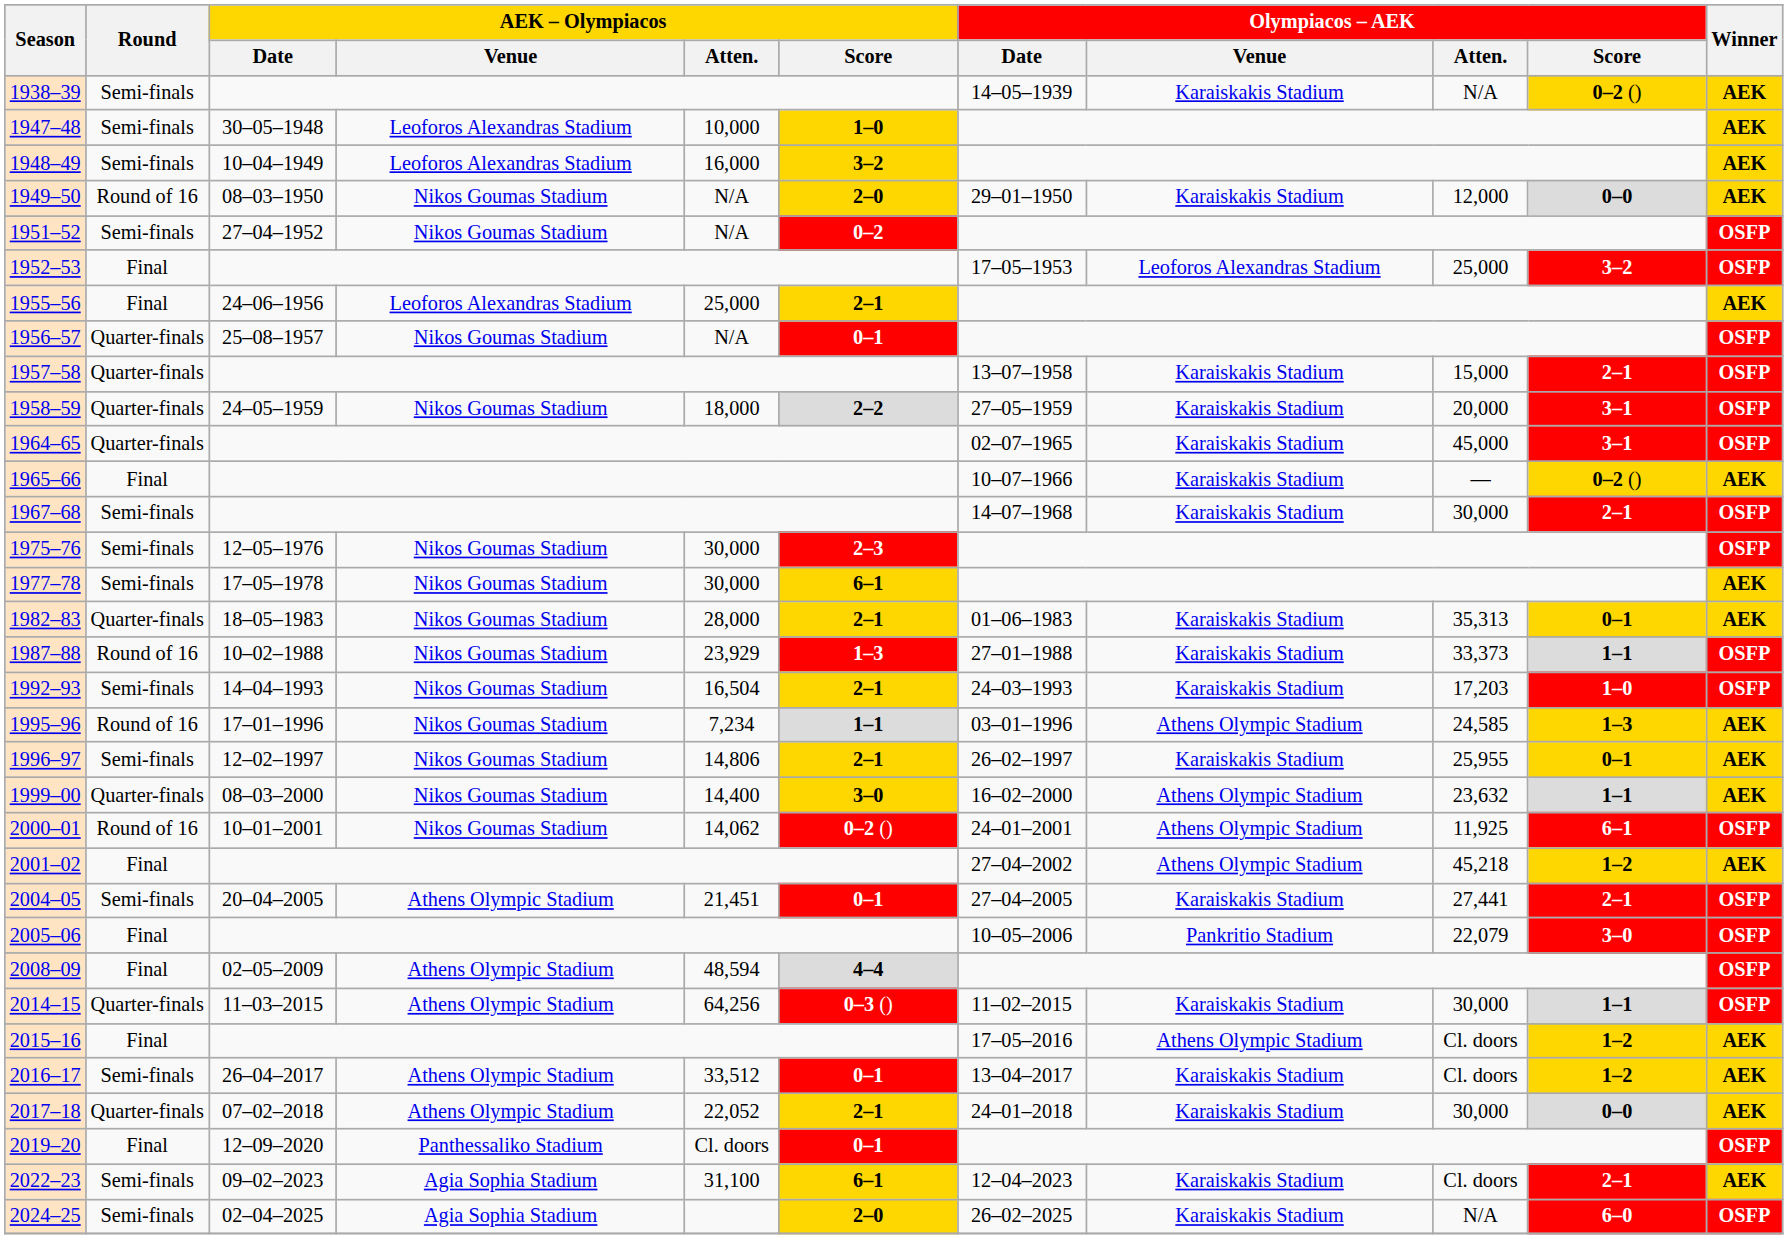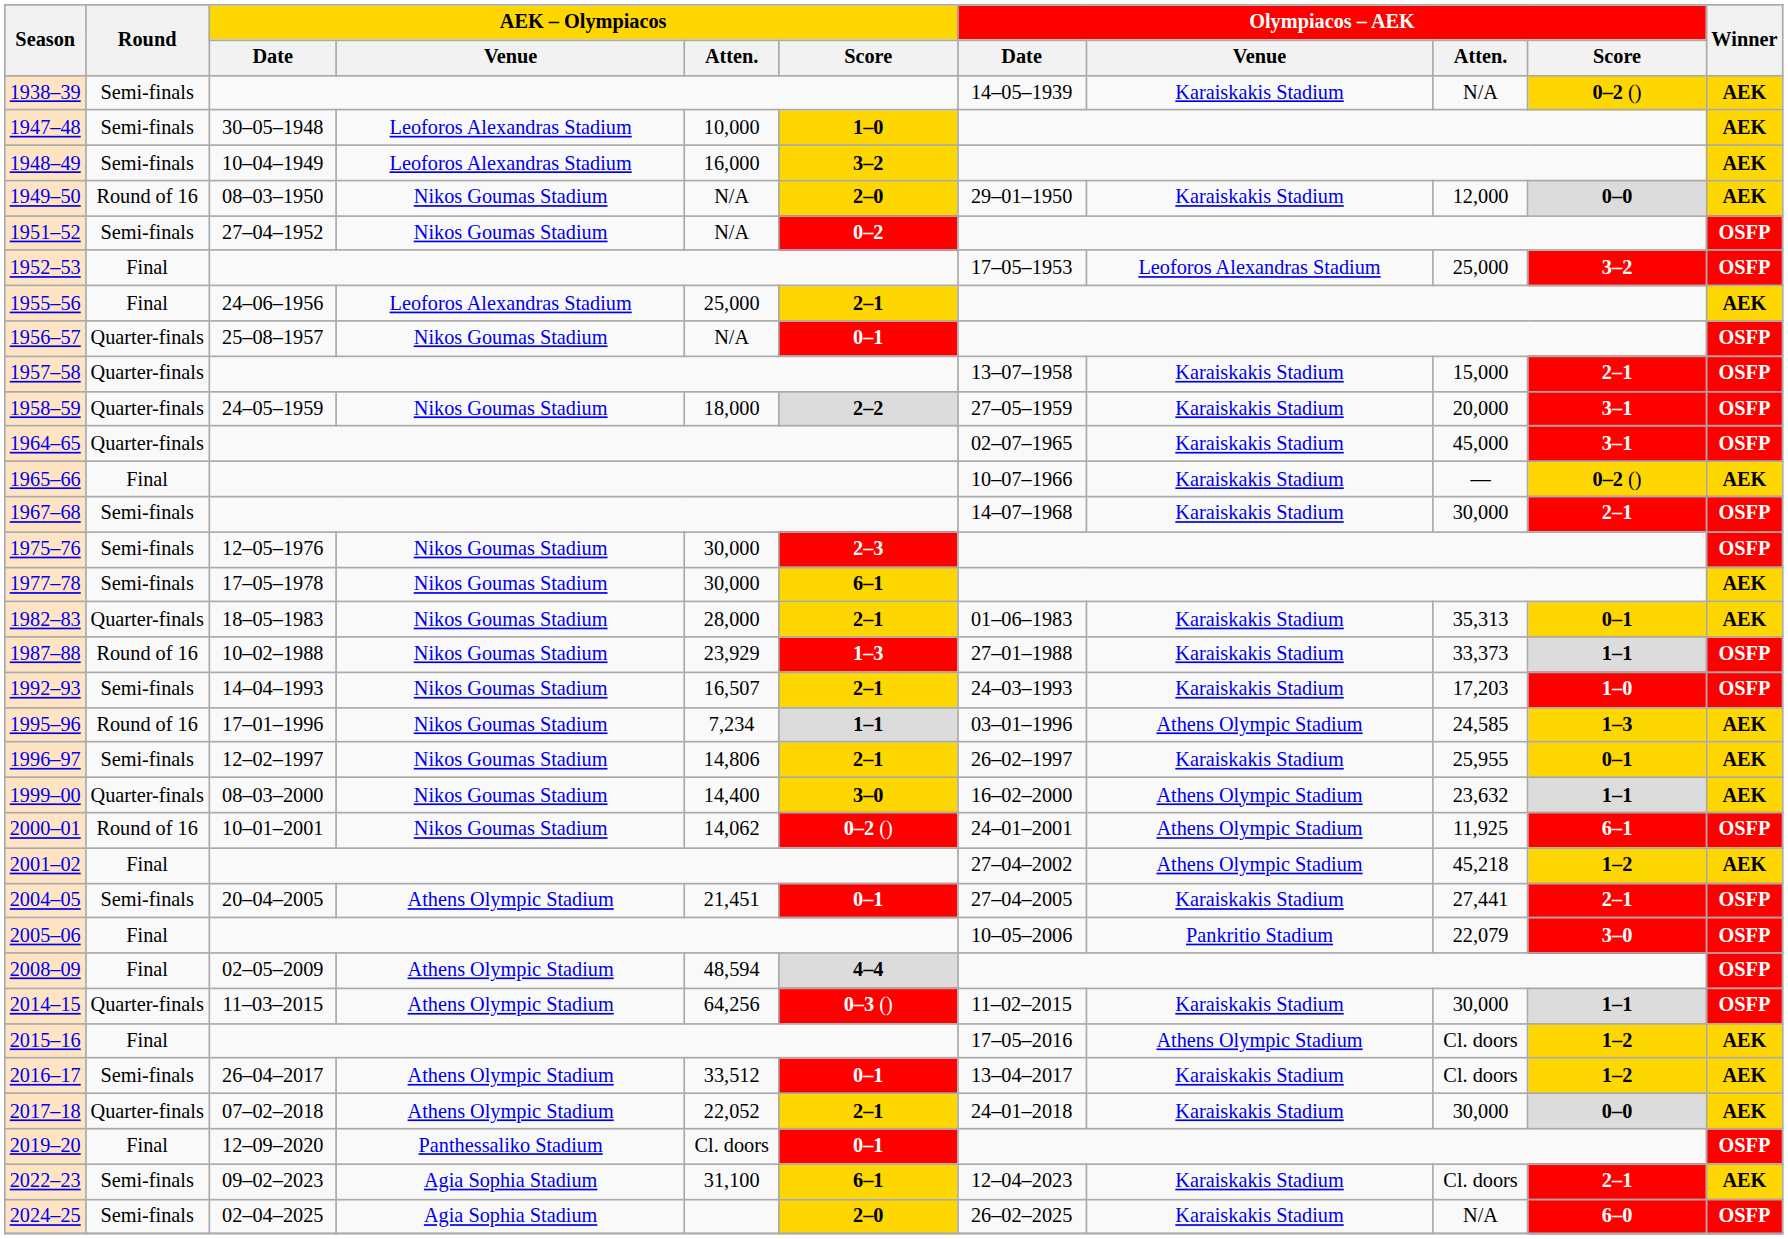(732, 689) 16,504 -> (732, 689) 16,507
